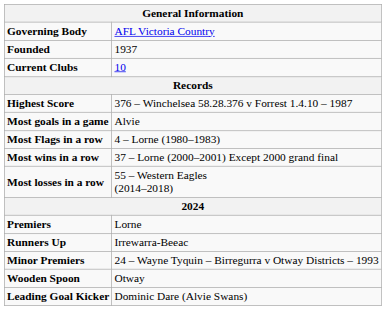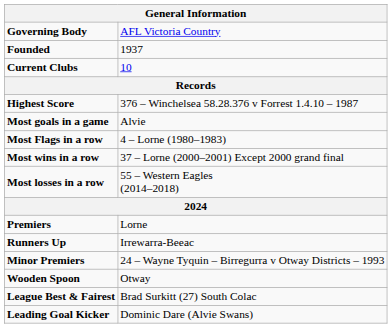+ row: (61, 296)
